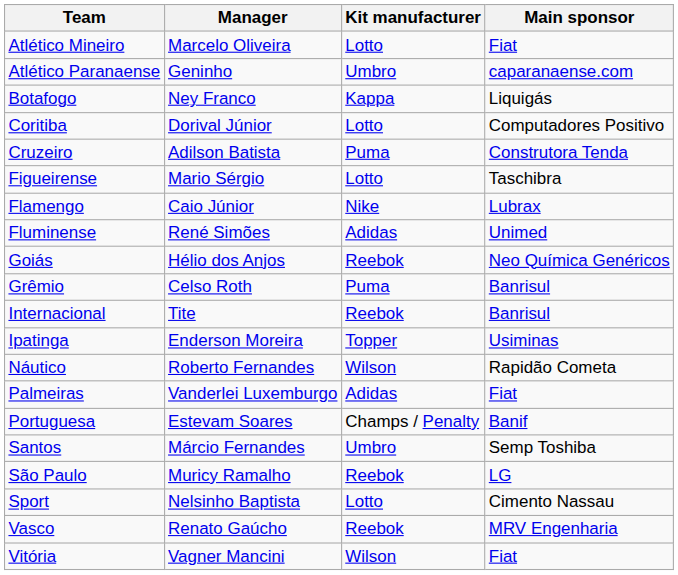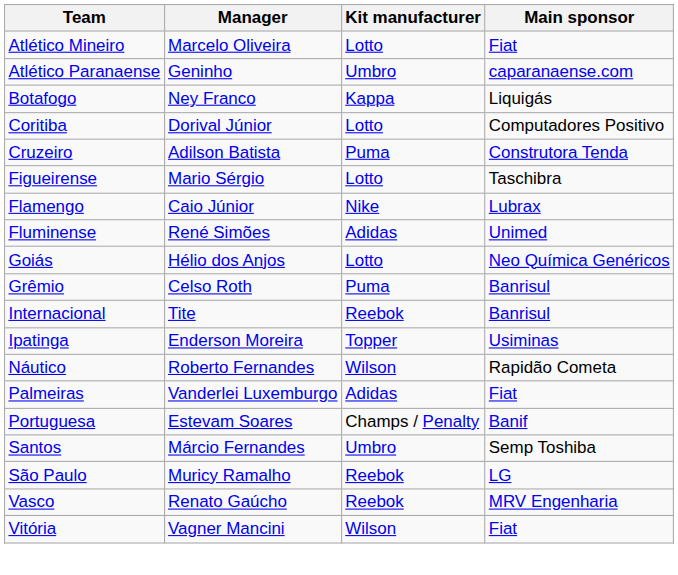(375, 260) Reebok -> (364, 260) Lotto
- row: (29, 502)
